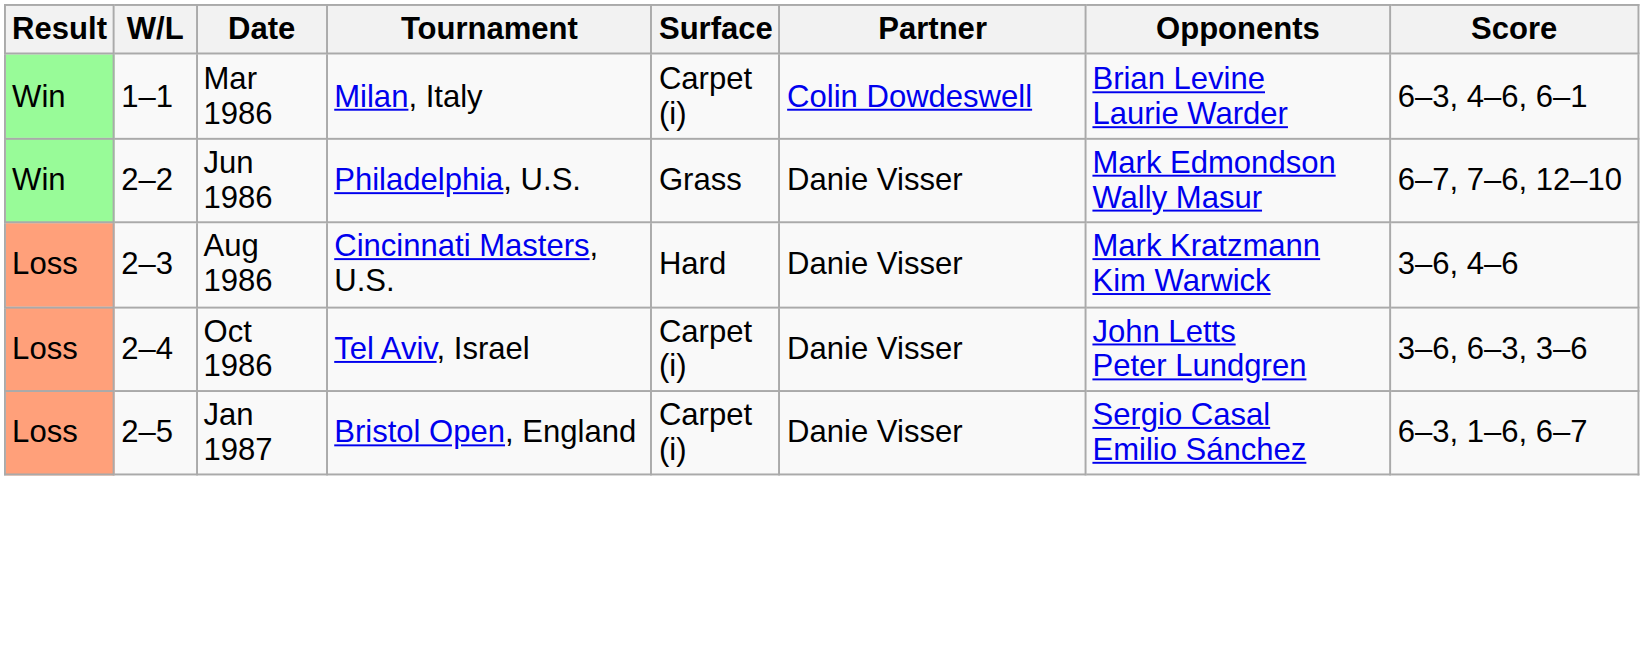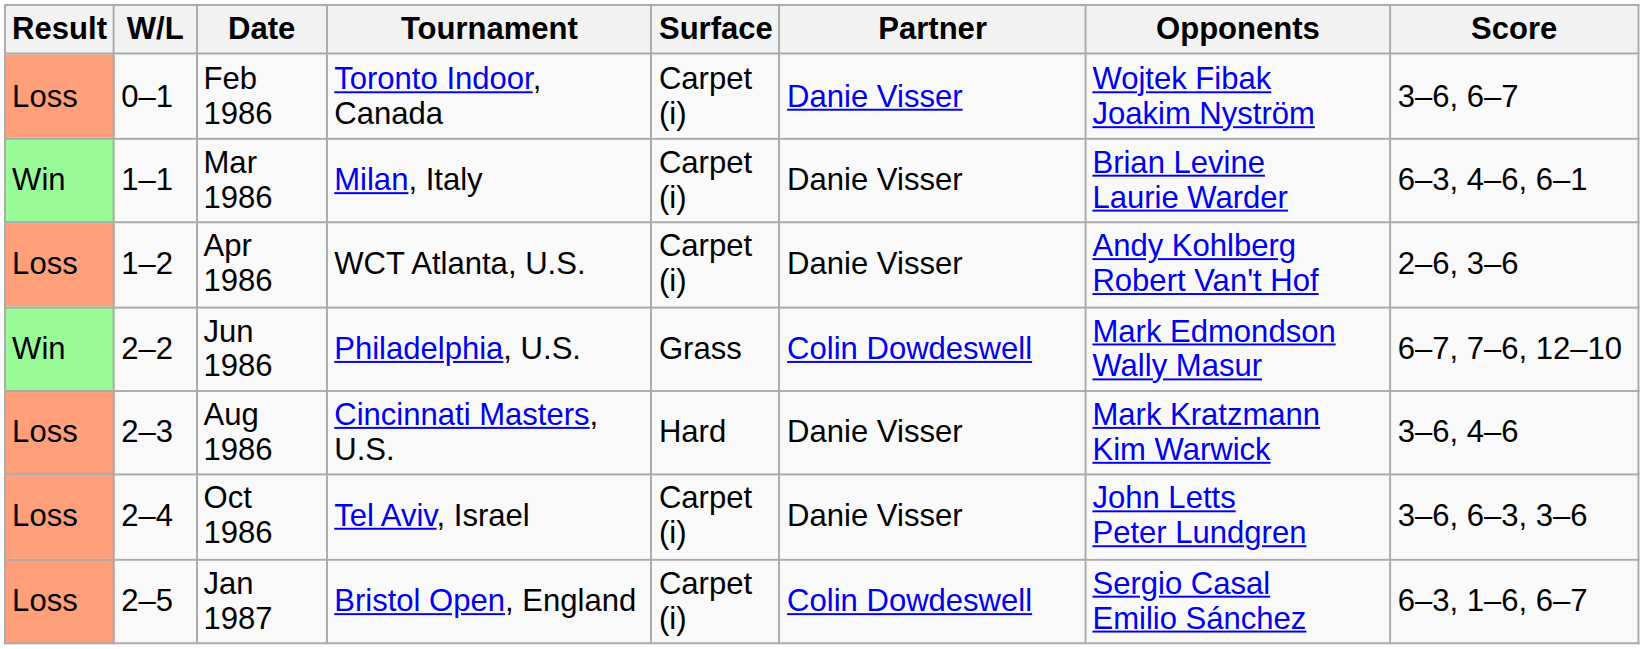+ row: (238, 95)
(910, 95) Colin Dowdeswell -> (875, 179) Danie Visser
+ row: (238, 264)
(875, 179) Danie Visser -> (910, 348) Colin Dowdeswell
(875, 432) Danie Visser -> (910, 600) Colin Dowdeswell
